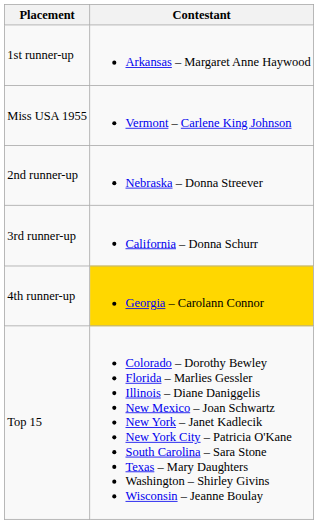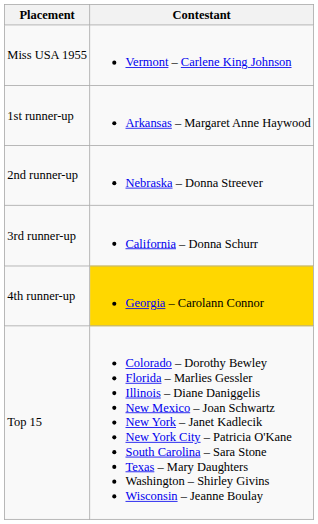rows swapped: (47, 115) <-> (41, 55)
